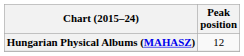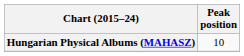(219, 42) 12 -> (219, 42) 10
